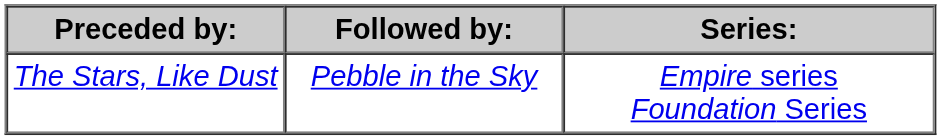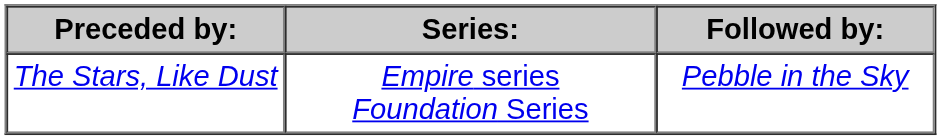columns swapped: (749, 29) <-> (424, 29)
